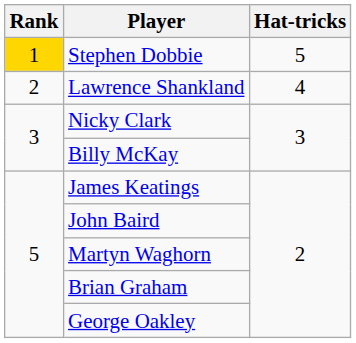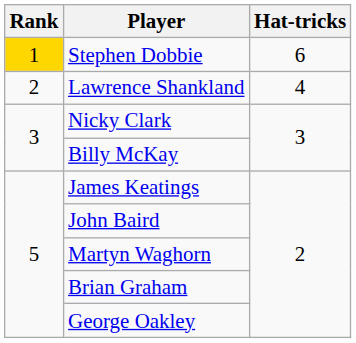(300, 54) 5 -> (300, 54) 6
